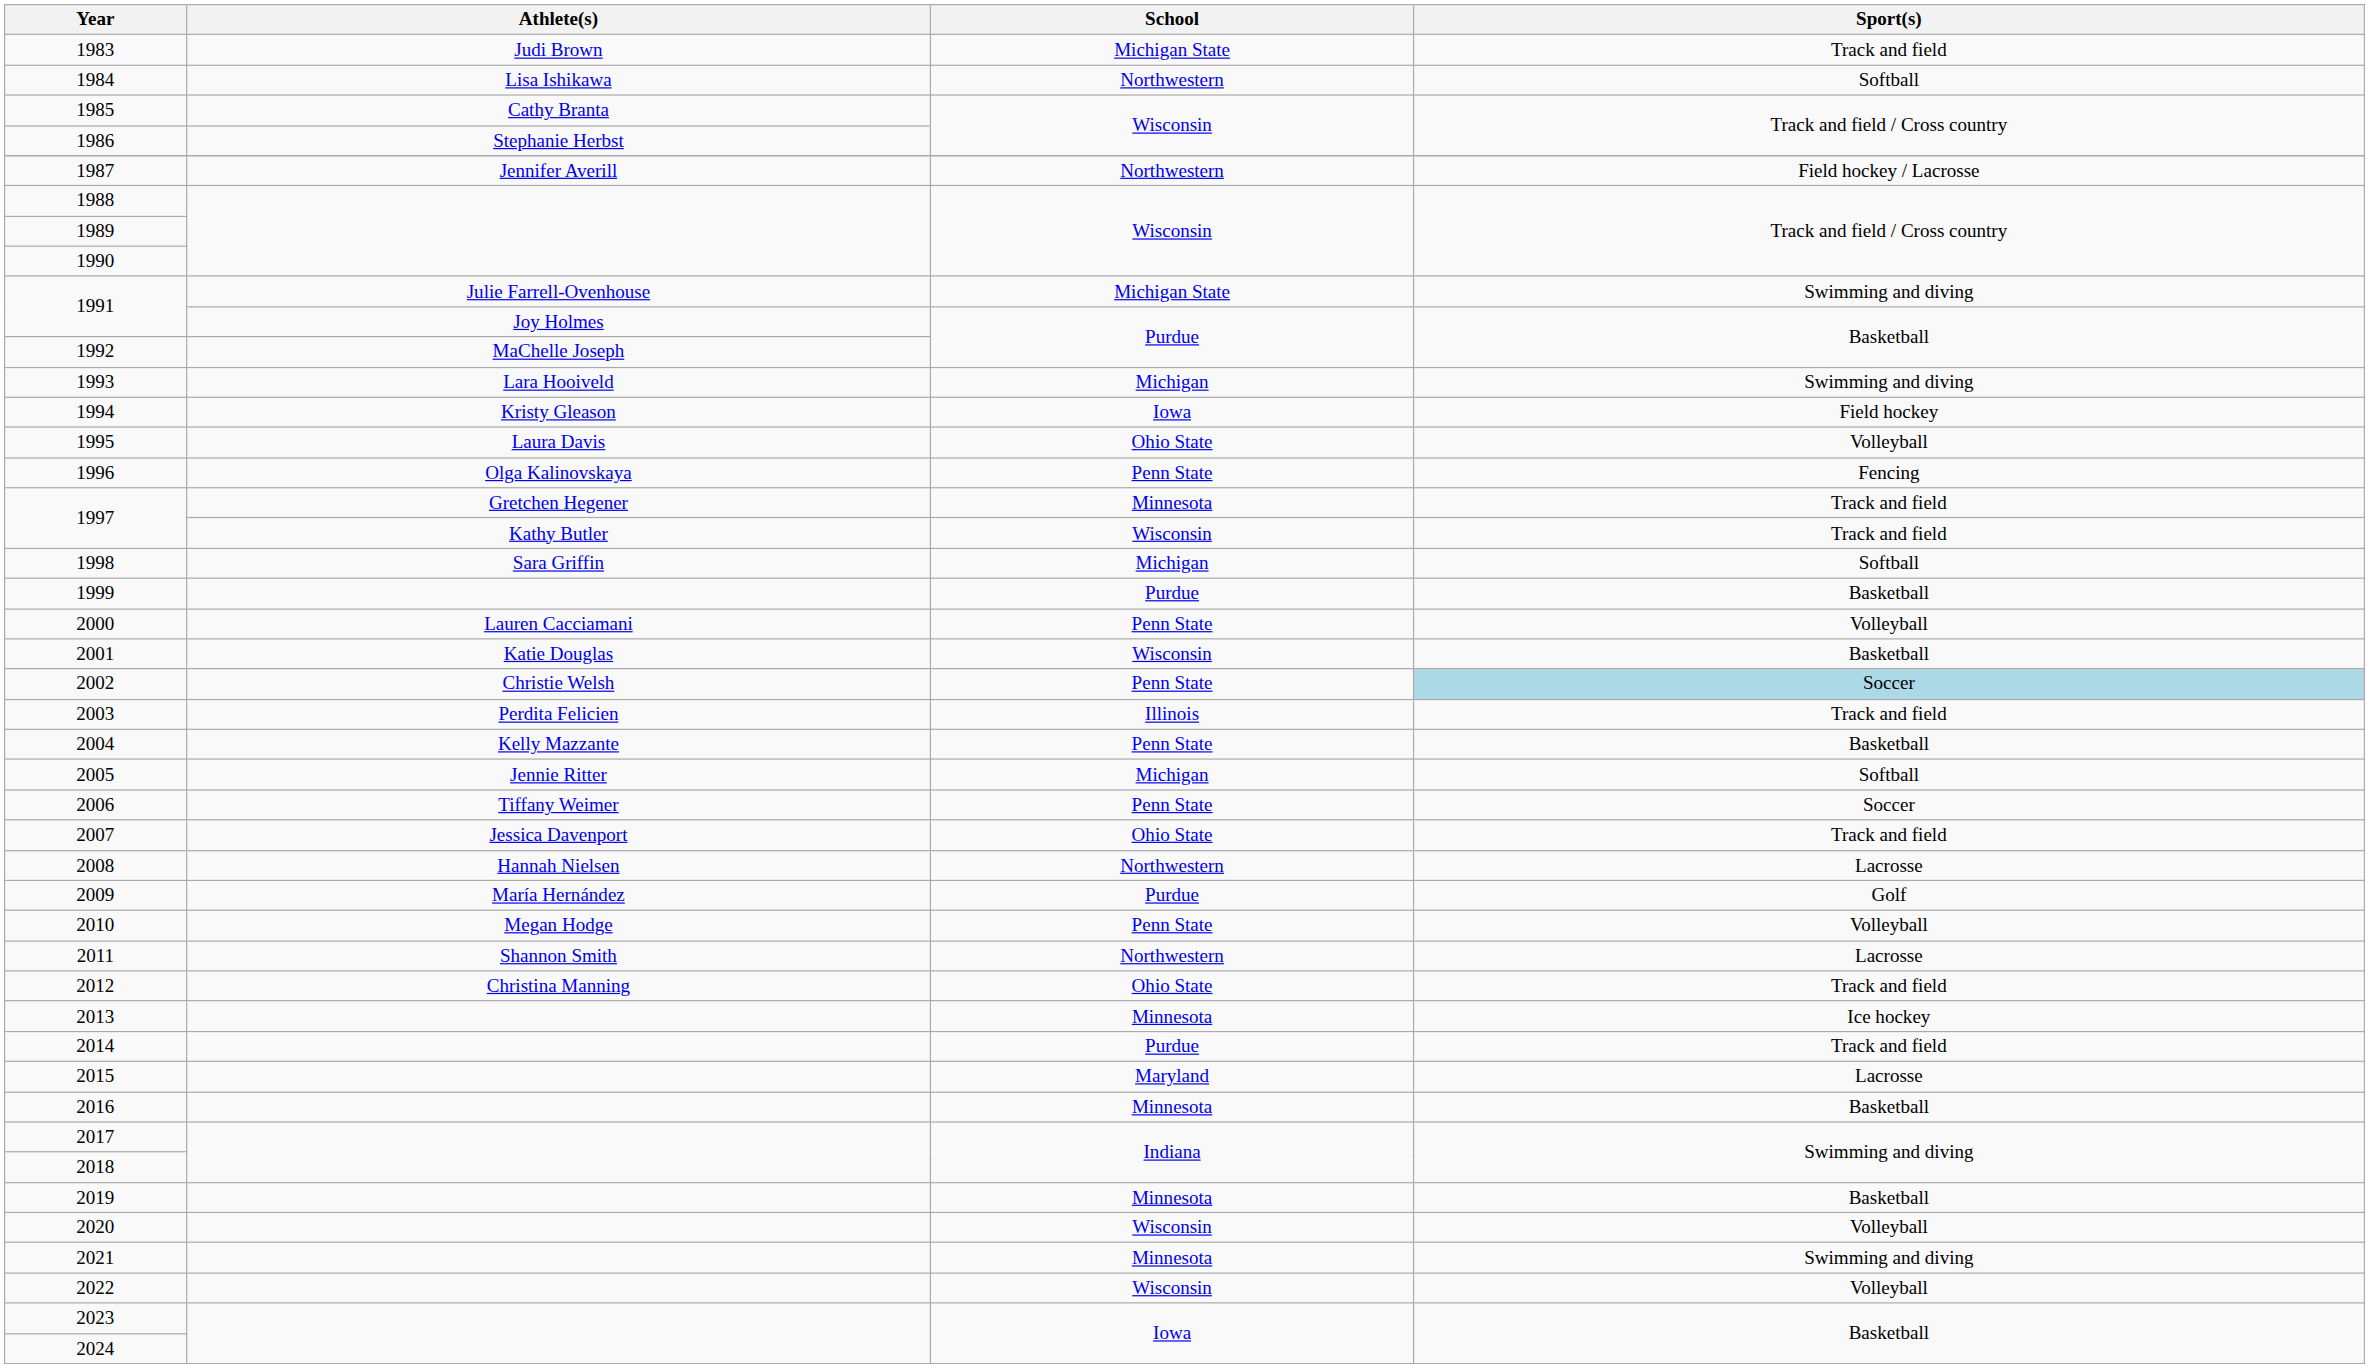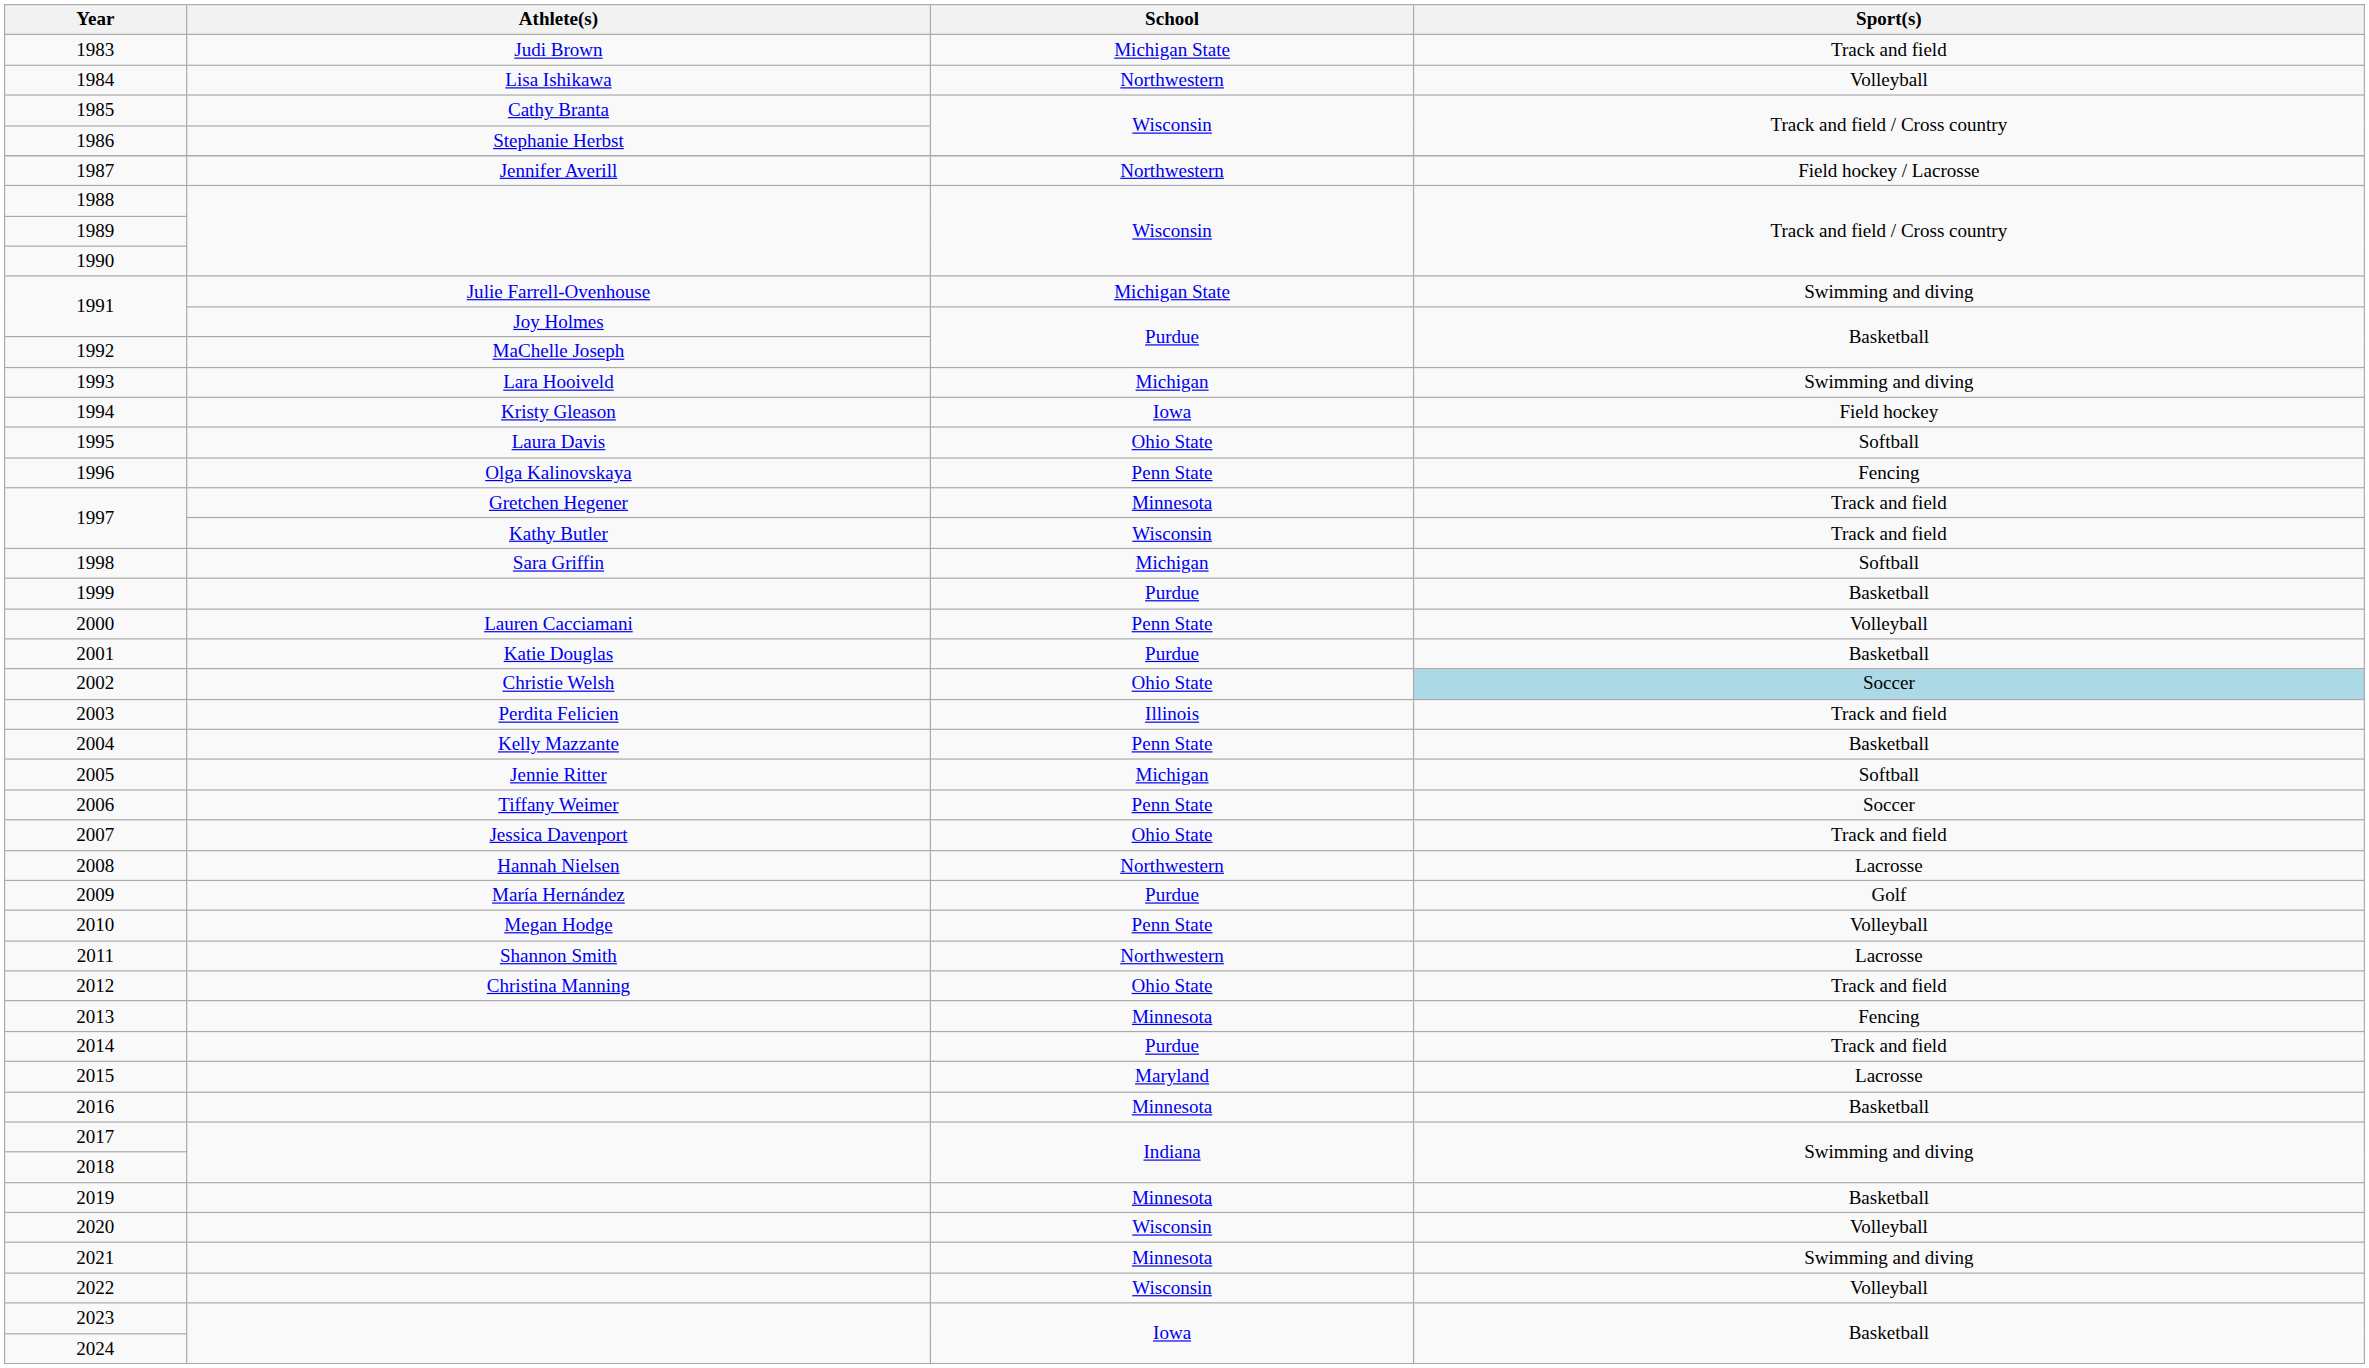(1889, 79) Softball -> (1889, 79) Volleyball
(1889, 442) Volleyball -> (1889, 442) Softball
(1172, 653) Wisconsin -> (1172, 653) Purdue
(1172, 683) Penn State -> (1172, 683) Ohio State
(1889, 1016) Ice hockey -> (1889, 1016) Fencing
